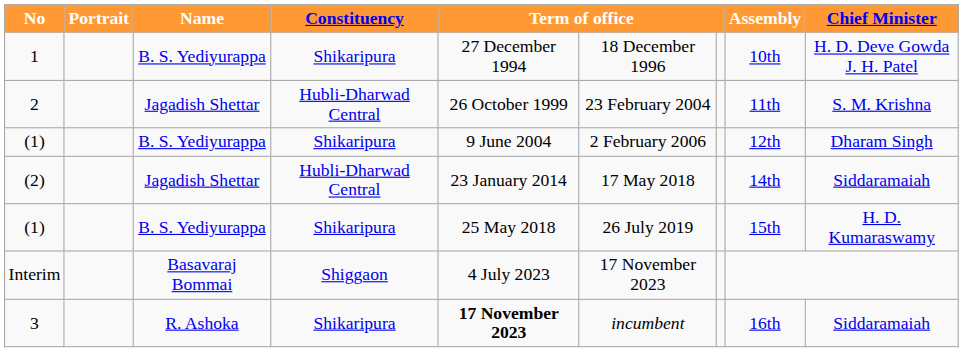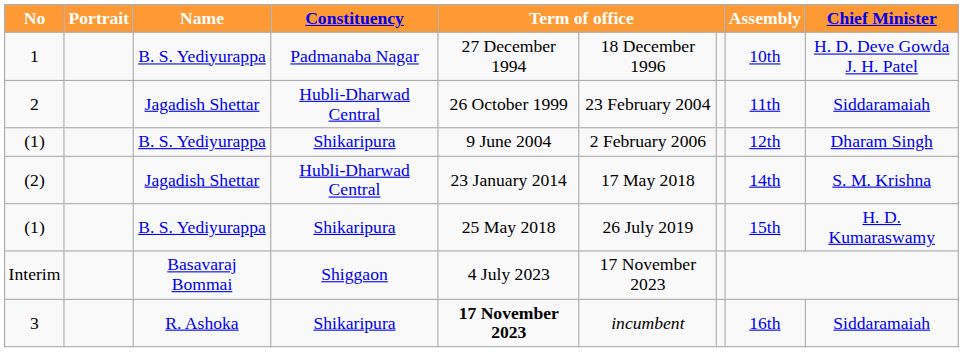(355, 56) Shikaripura -> (355, 56) Padmanaba Nagar
(882, 103) S. M. Krishna -> (882, 103) Siddaramaiah
(882, 179) Siddaramaiah -> (882, 179) S. M. Krishna
